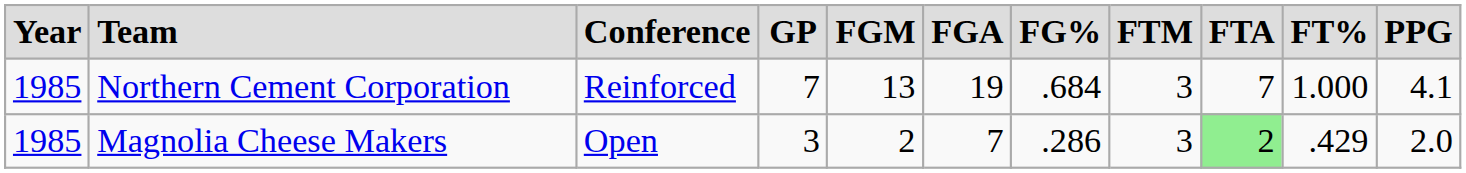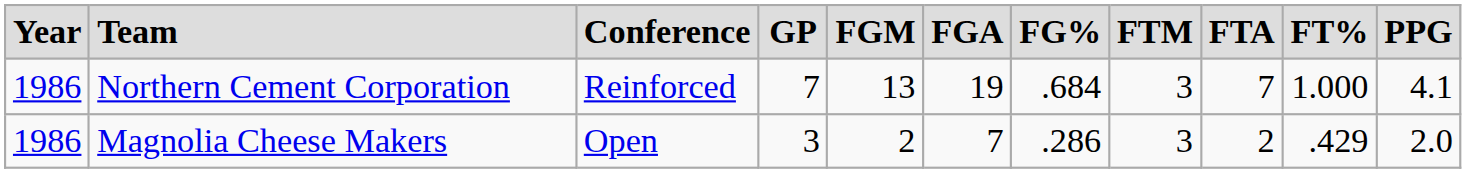(47, 85) 1985 -> (47, 85) 1986
(47, 140) 1985 -> (47, 140) 1986
(1266, 140) lightgreen background -> (1266, 140) no background
